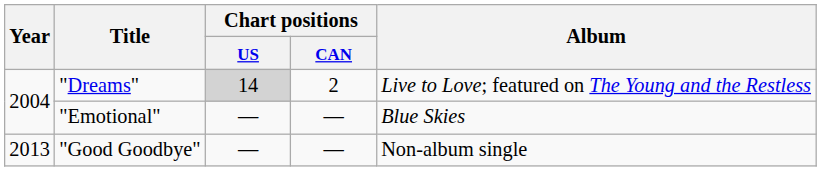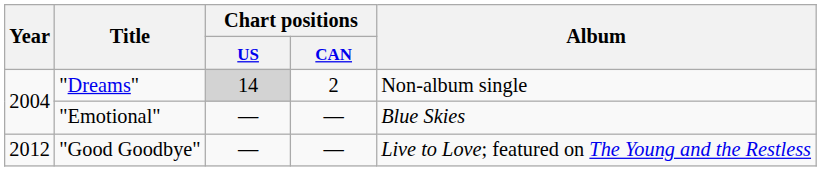(596, 85) Live to Love; featured on The Young and the Restless -> (454, 85) Non-album single
(30, 149) 2013 -> (30, 149) 2012
(454, 149) Non-album single -> (596, 149) Live to Love; featured on The Young and the Restless
